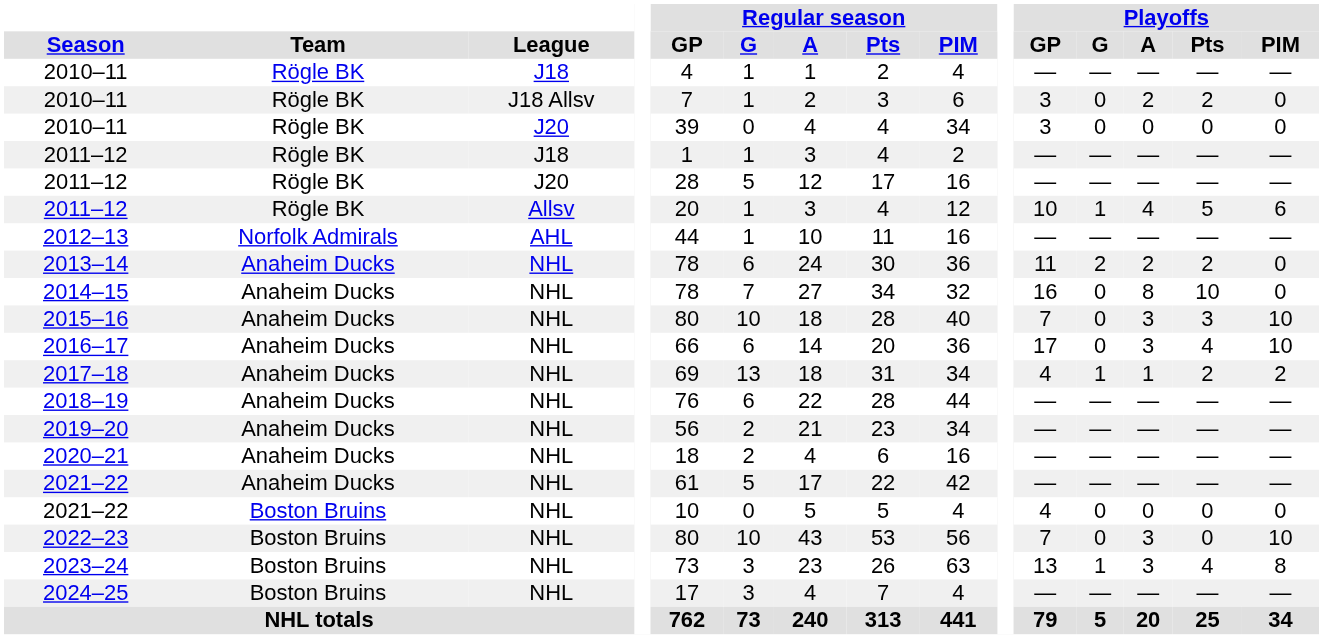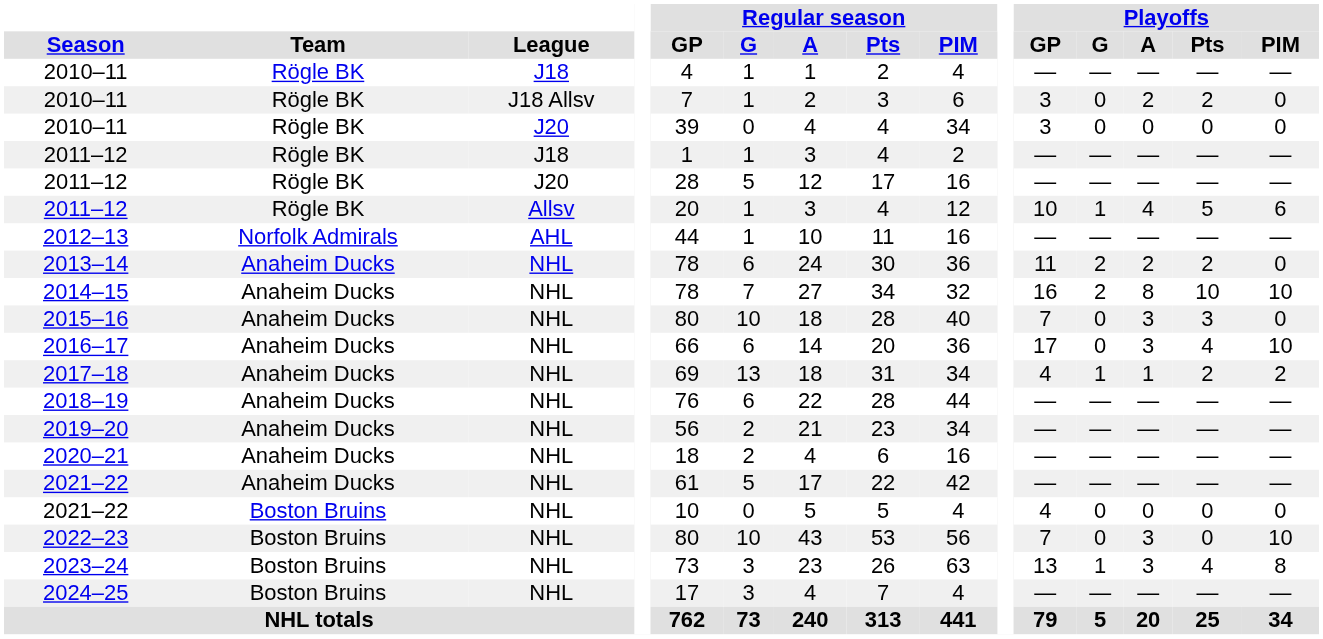(1100, 291) 0 -> (1100, 291) 2
(1280, 291) 0 -> (1280, 291) 10
(1280, 318) 10 -> (1280, 318) 0
